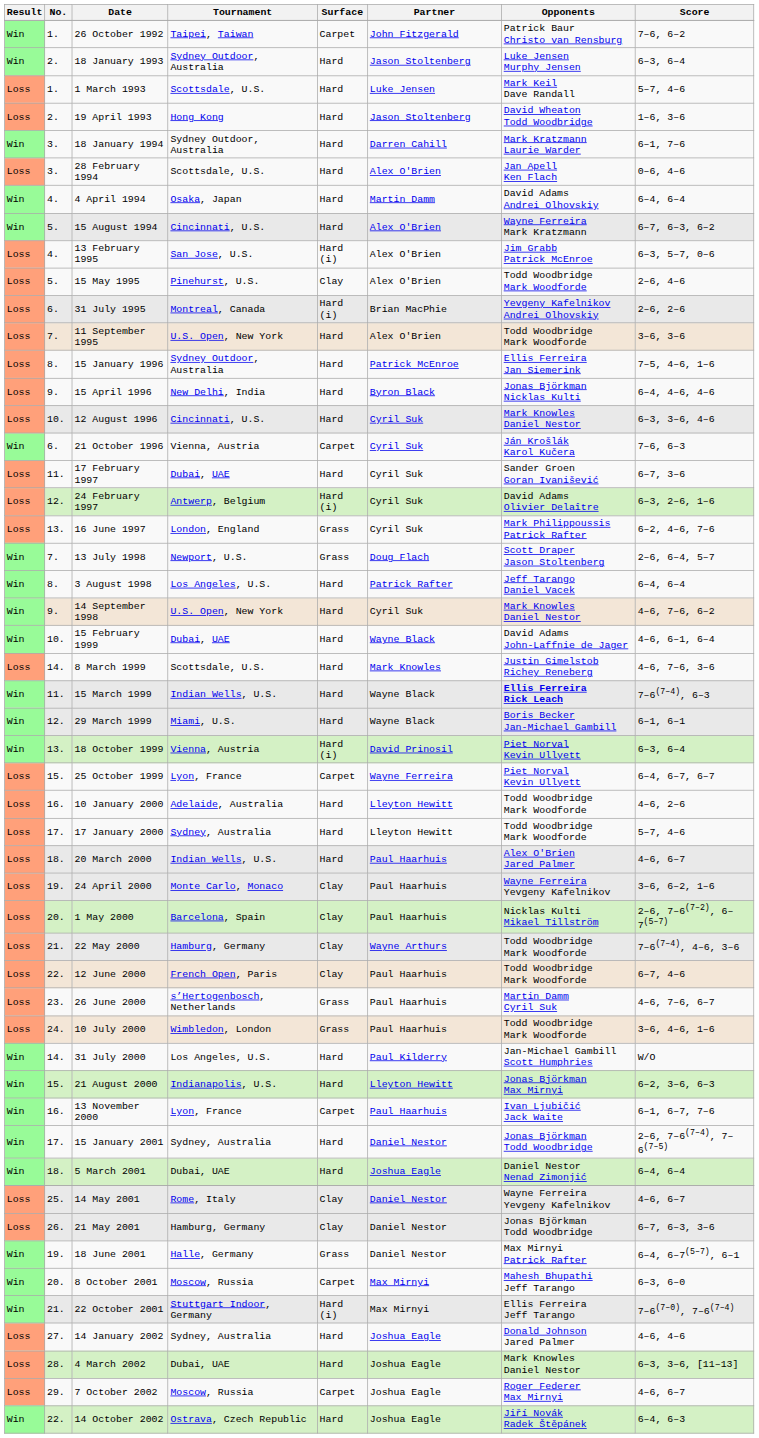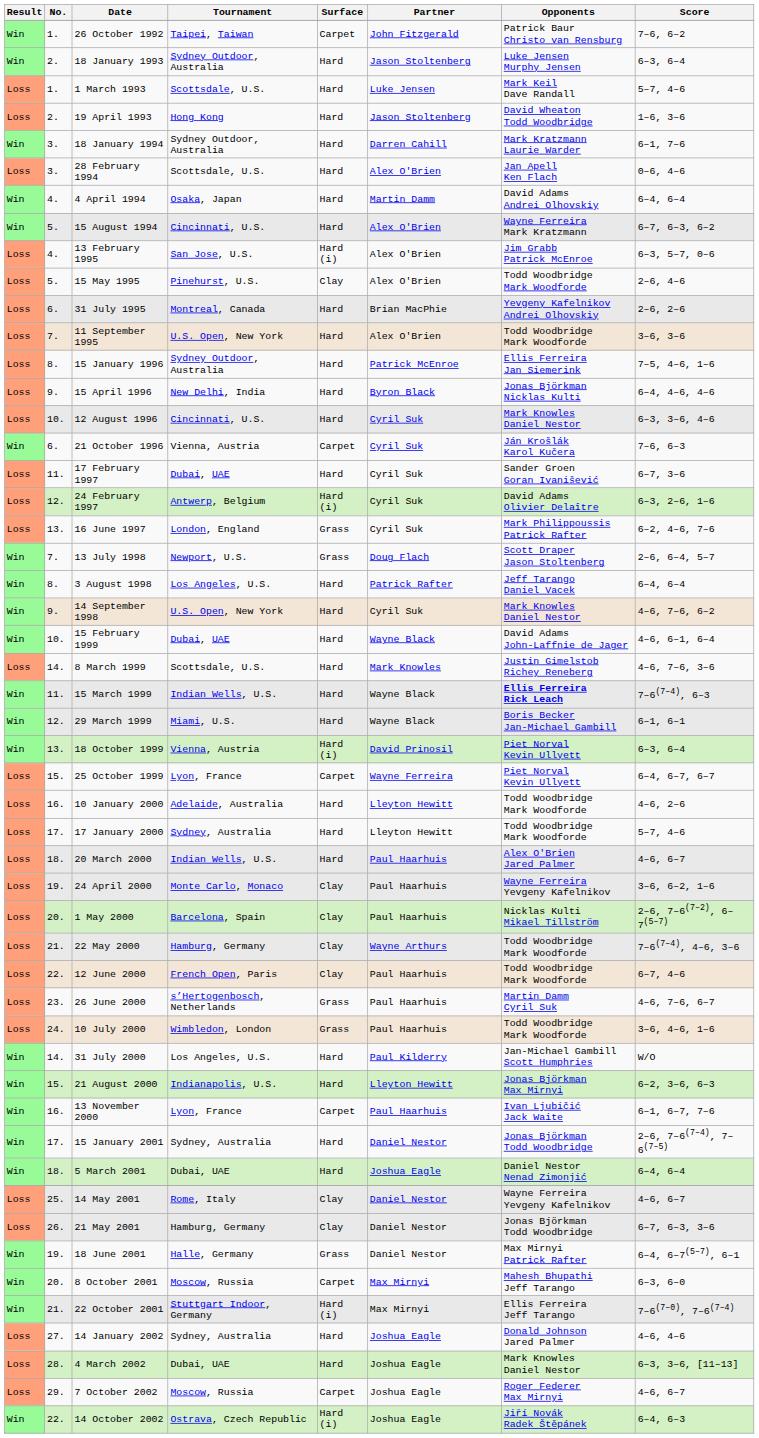(331, 309) Hard (i) -> (331, 309) Hard
(331, 1419) Hard -> (331, 1419) Hard (i)
